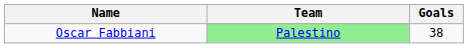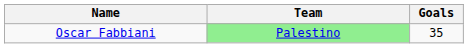(436, 34) 38 -> (436, 34) 35
